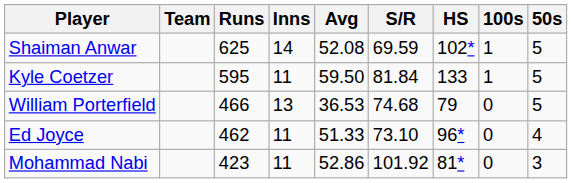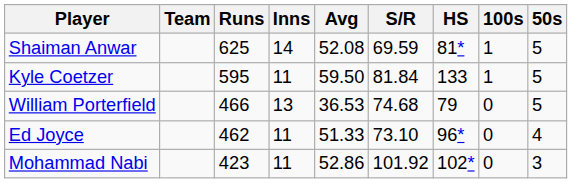(456, 47) 102* -> (451, 47) 81*
(451, 163) 81* -> (456, 163) 102*
